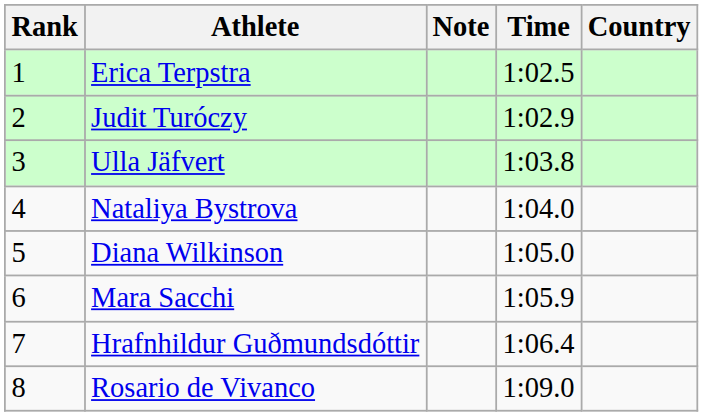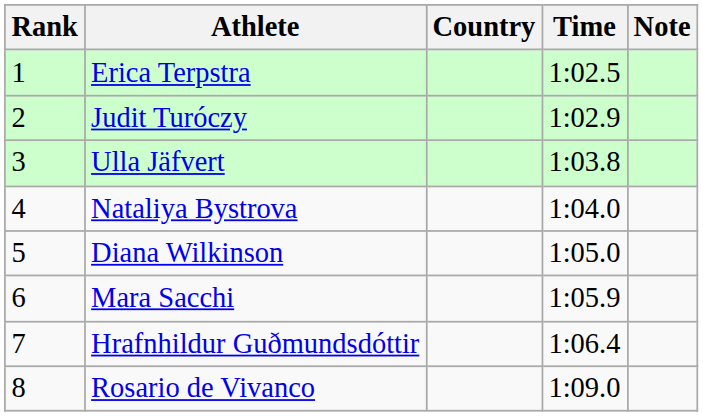columns swapped: (639, 27) <-> (461, 27)
